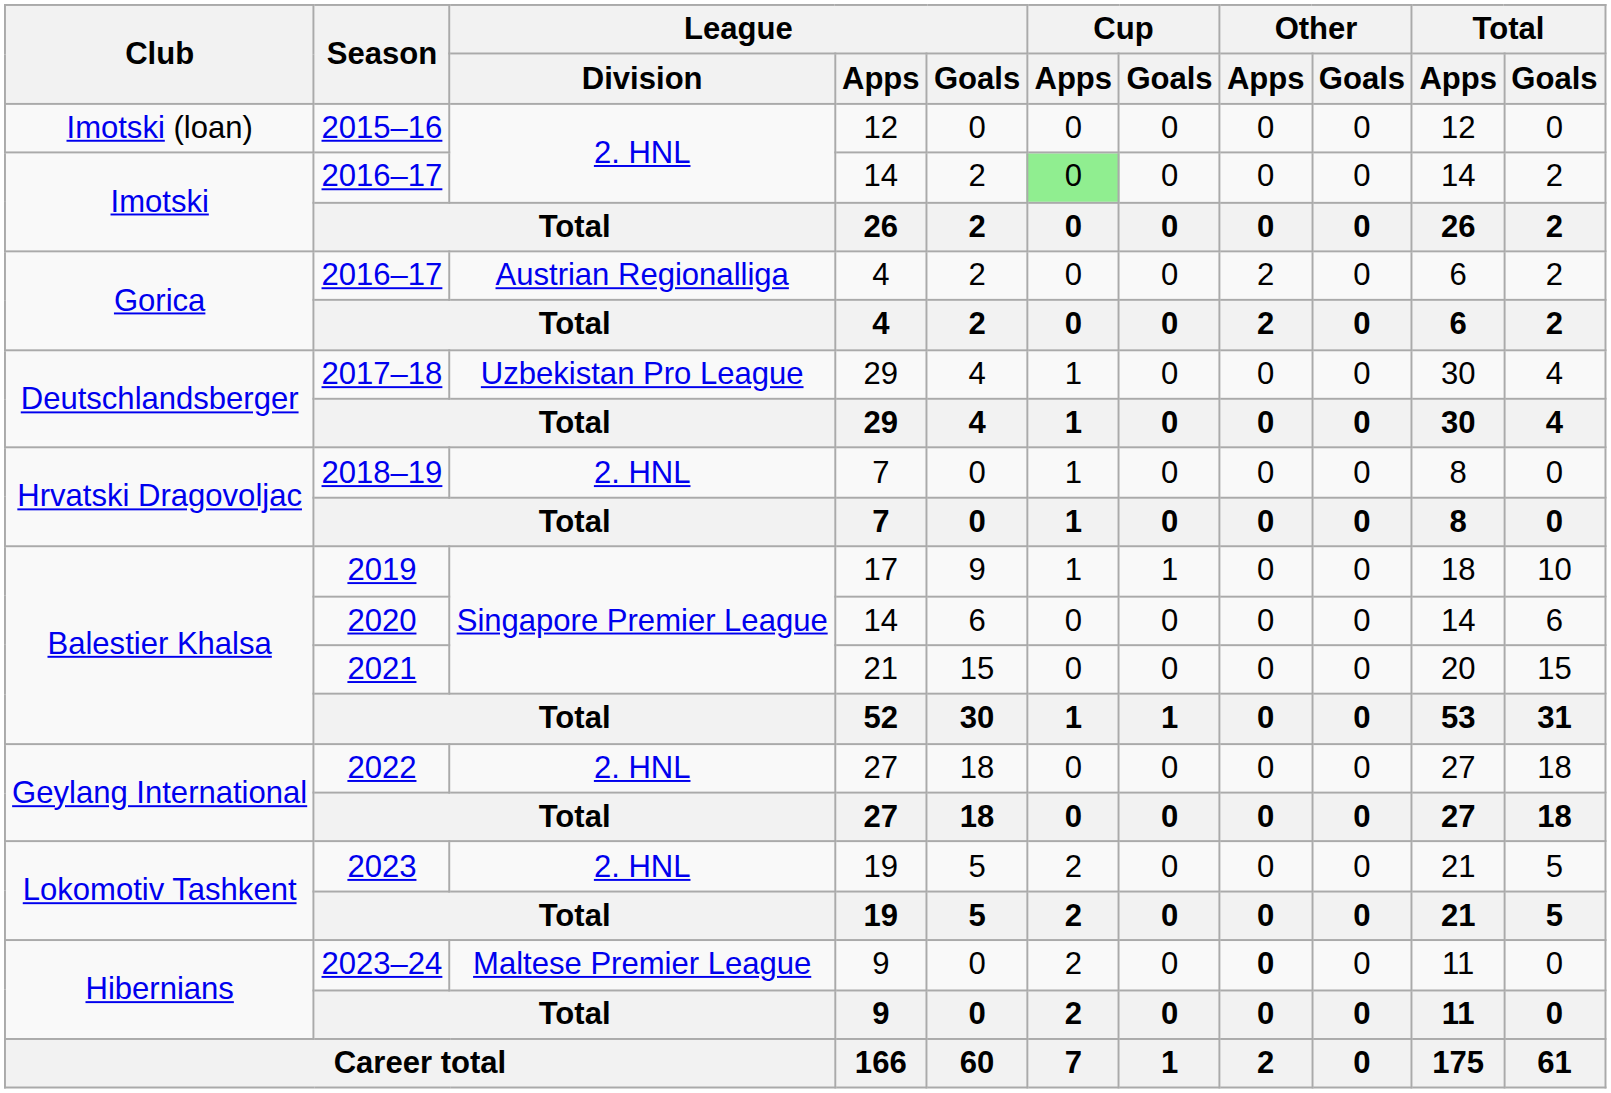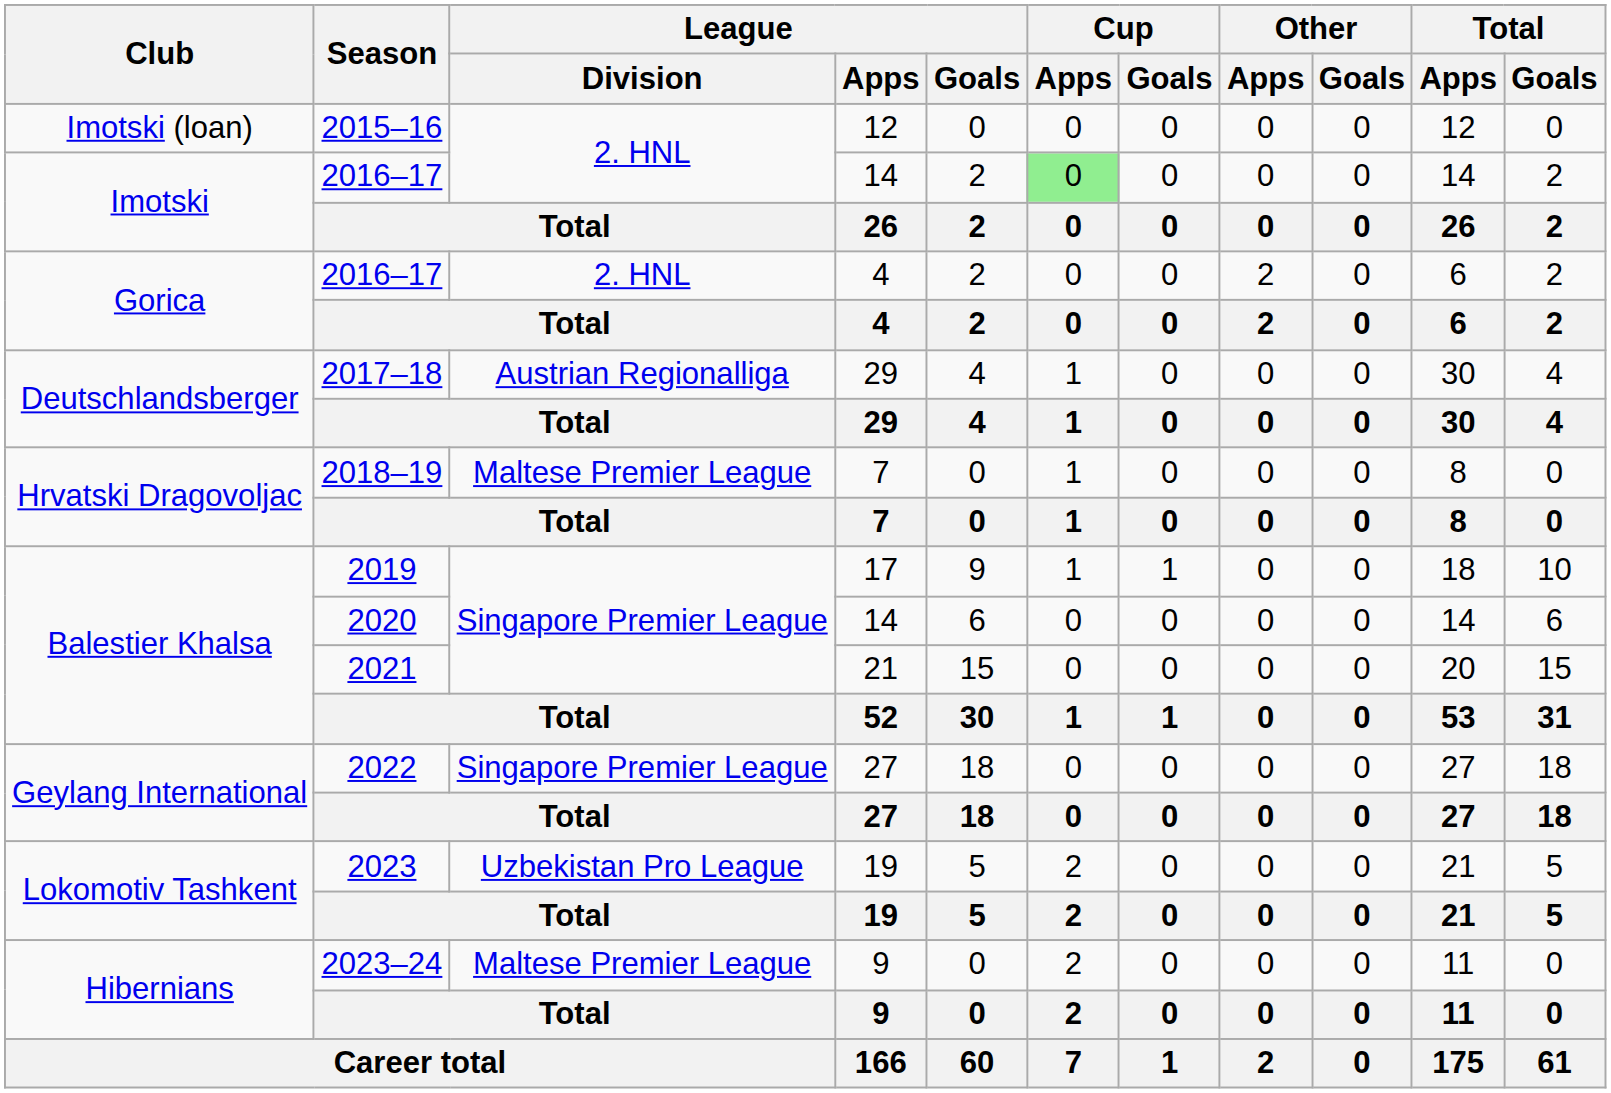(642, 275) Austrian Regionalliga -> (642, 275) 2. HNL
(642, 373) Uzbekistan Pro League -> (642, 373) Austrian Regionalliga
(642, 472) 2. HNL -> (642, 472) Maltese Premier League
(642, 767) 2. HNL -> (642, 767) Singapore Premier League
(642, 865) 2. HNL -> (642, 865) Uzbekistan Pro League
(1266, 964) bold -> (1266, 964) normal
